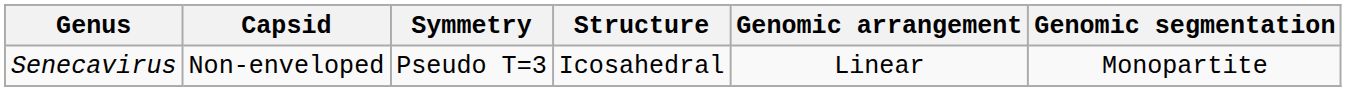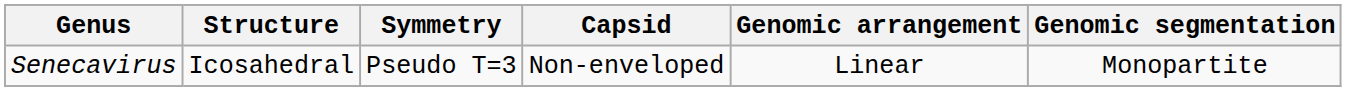columns swapped: (642, 25) <-> (286, 25)
